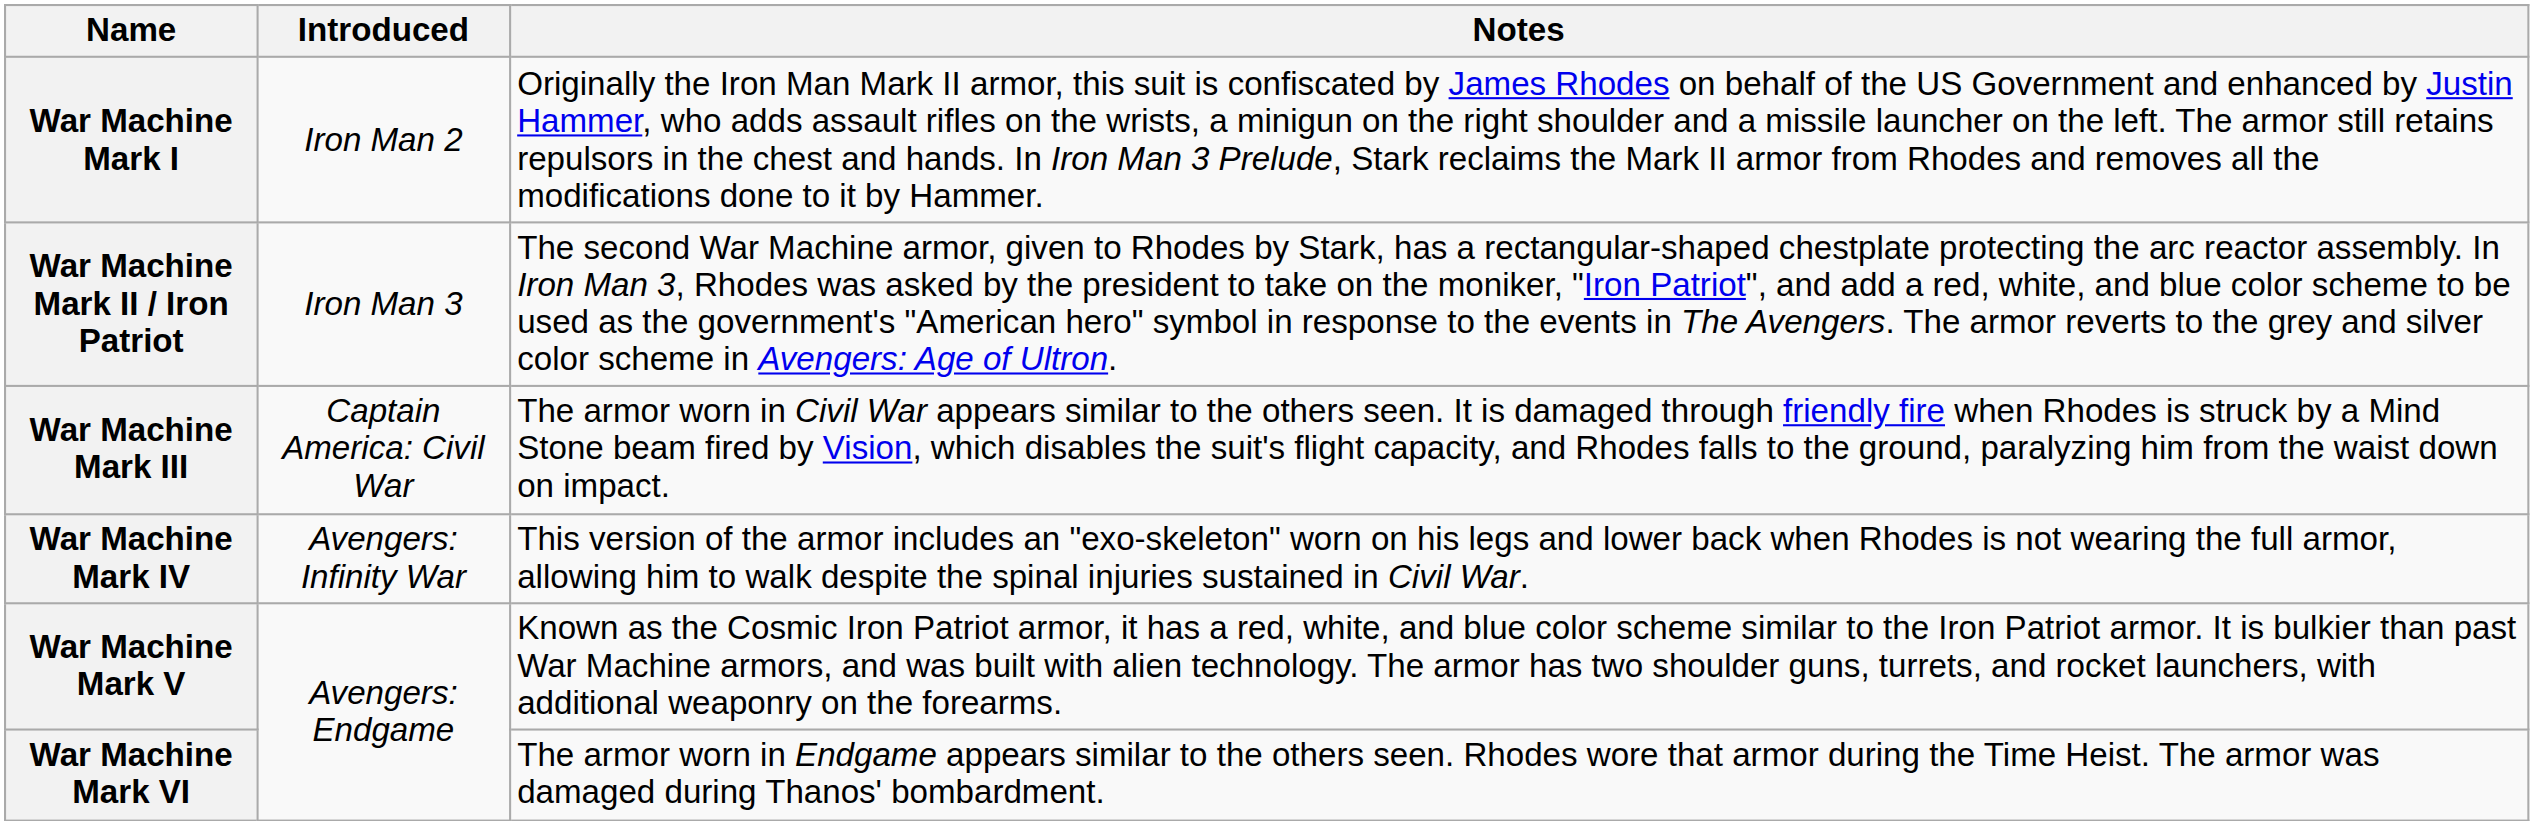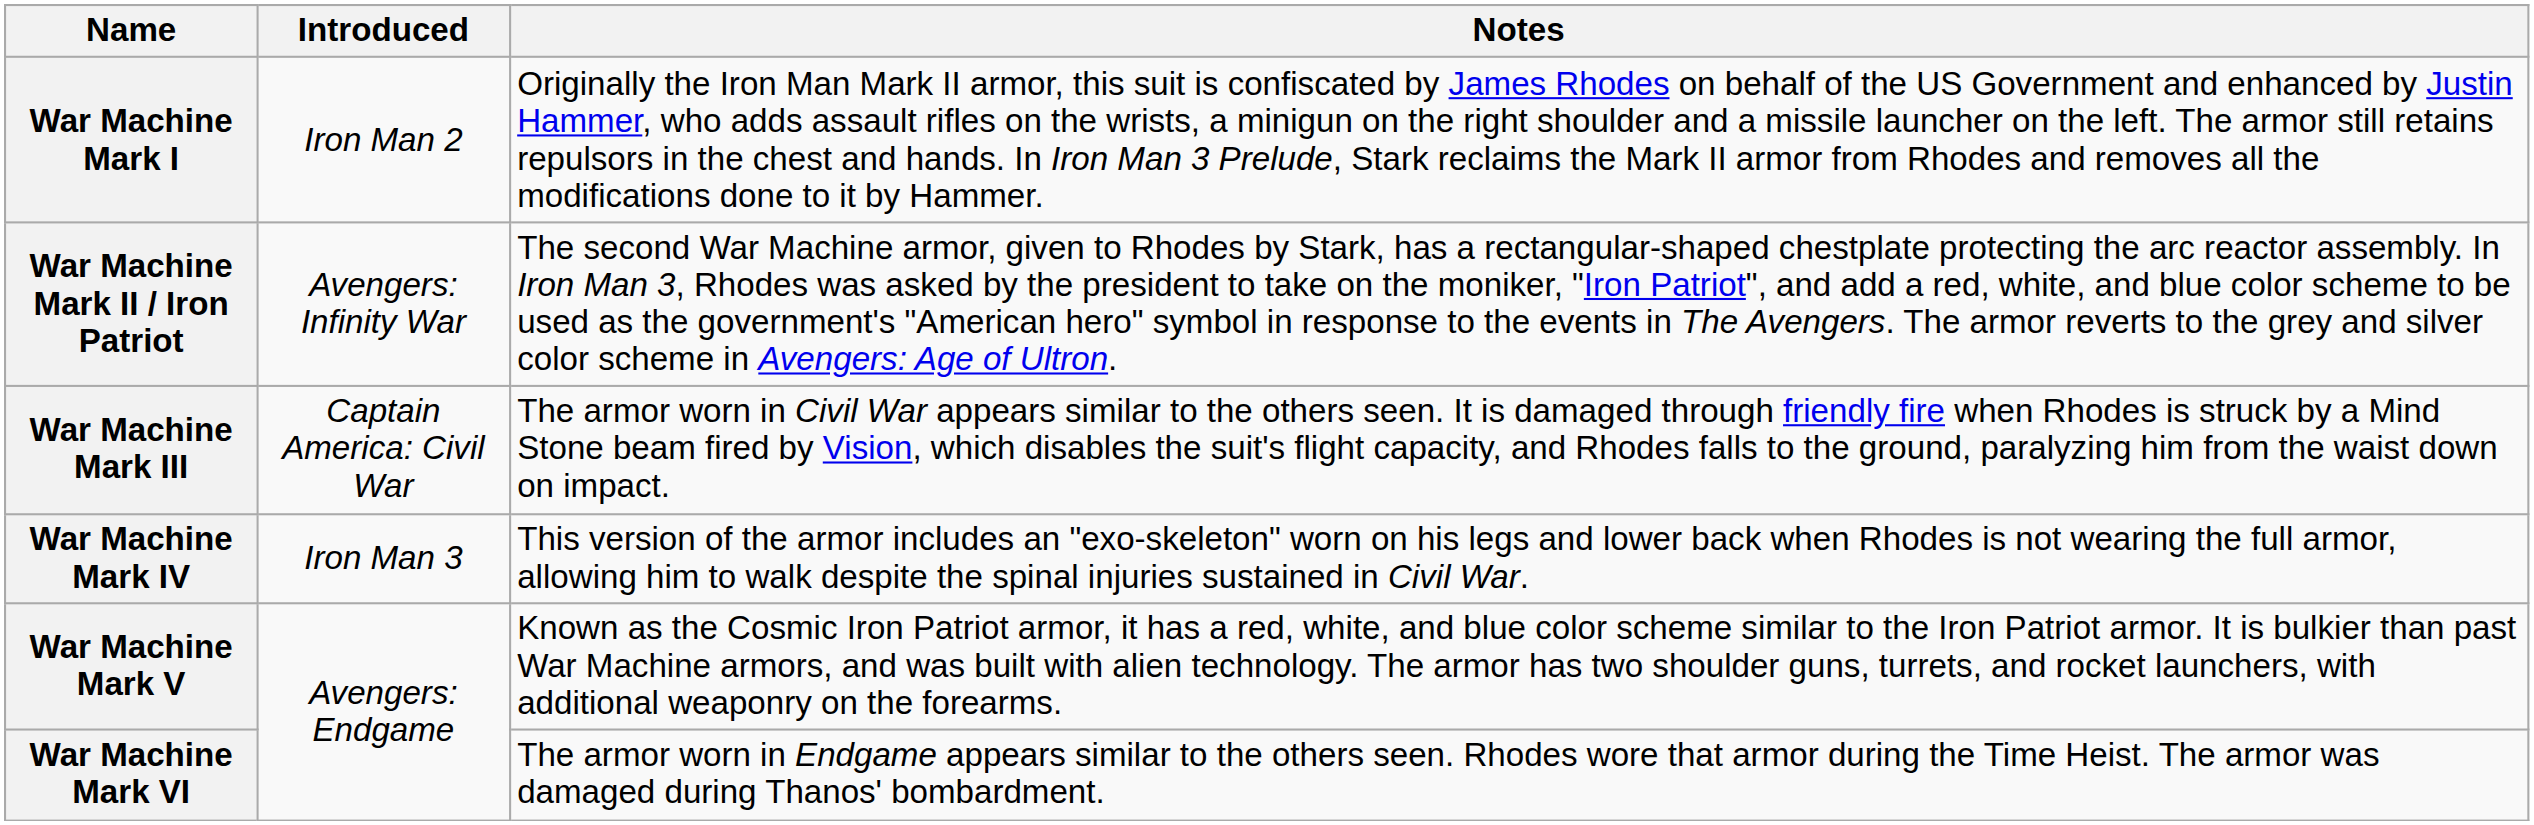(383, 303) Iron Man 3 -> (383, 303) Avengers: Infinity War
(383, 557) Avengers: Infinity War -> (383, 557) Iron Man 3
